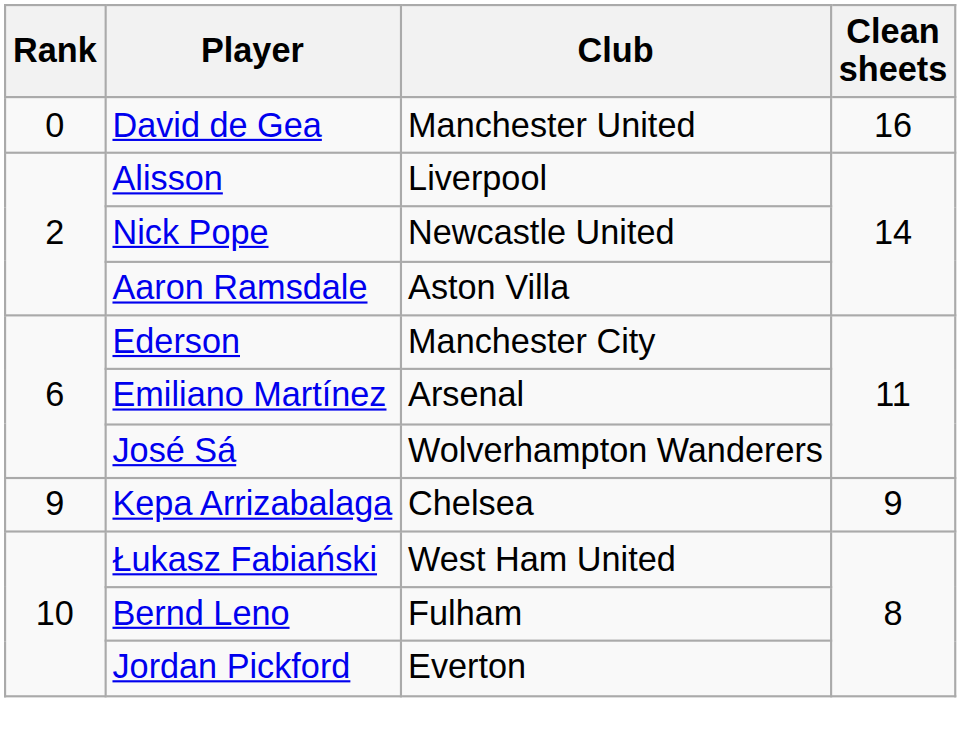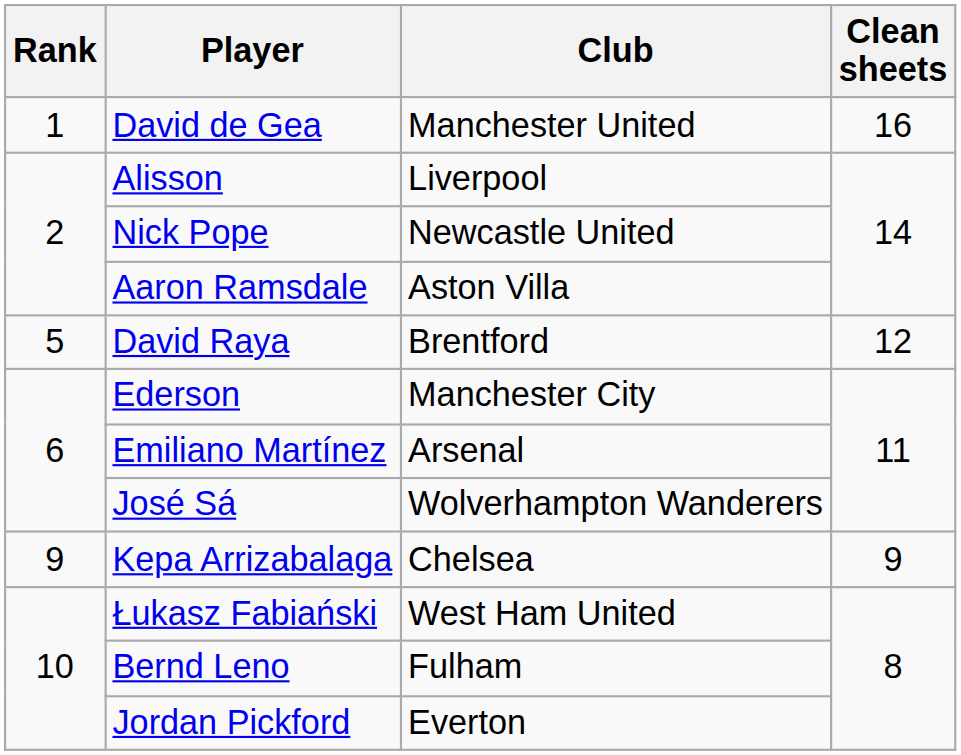(55, 124) 0 -> (55, 124) 1
+ row: (201, 341)
